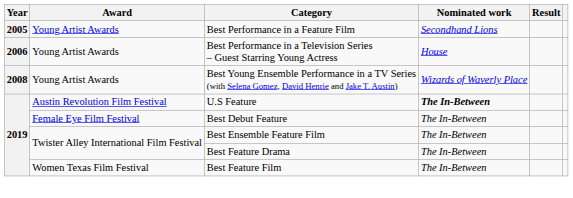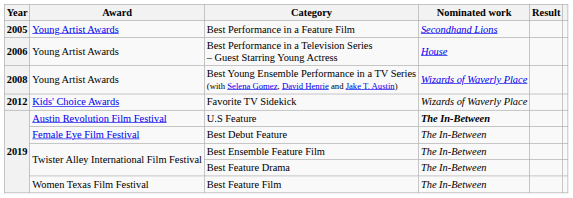+ row: (252, 102)
